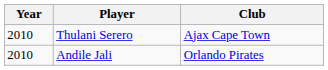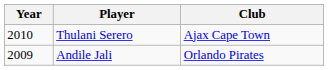(20, 55) 2010 -> (20, 55) 2009
